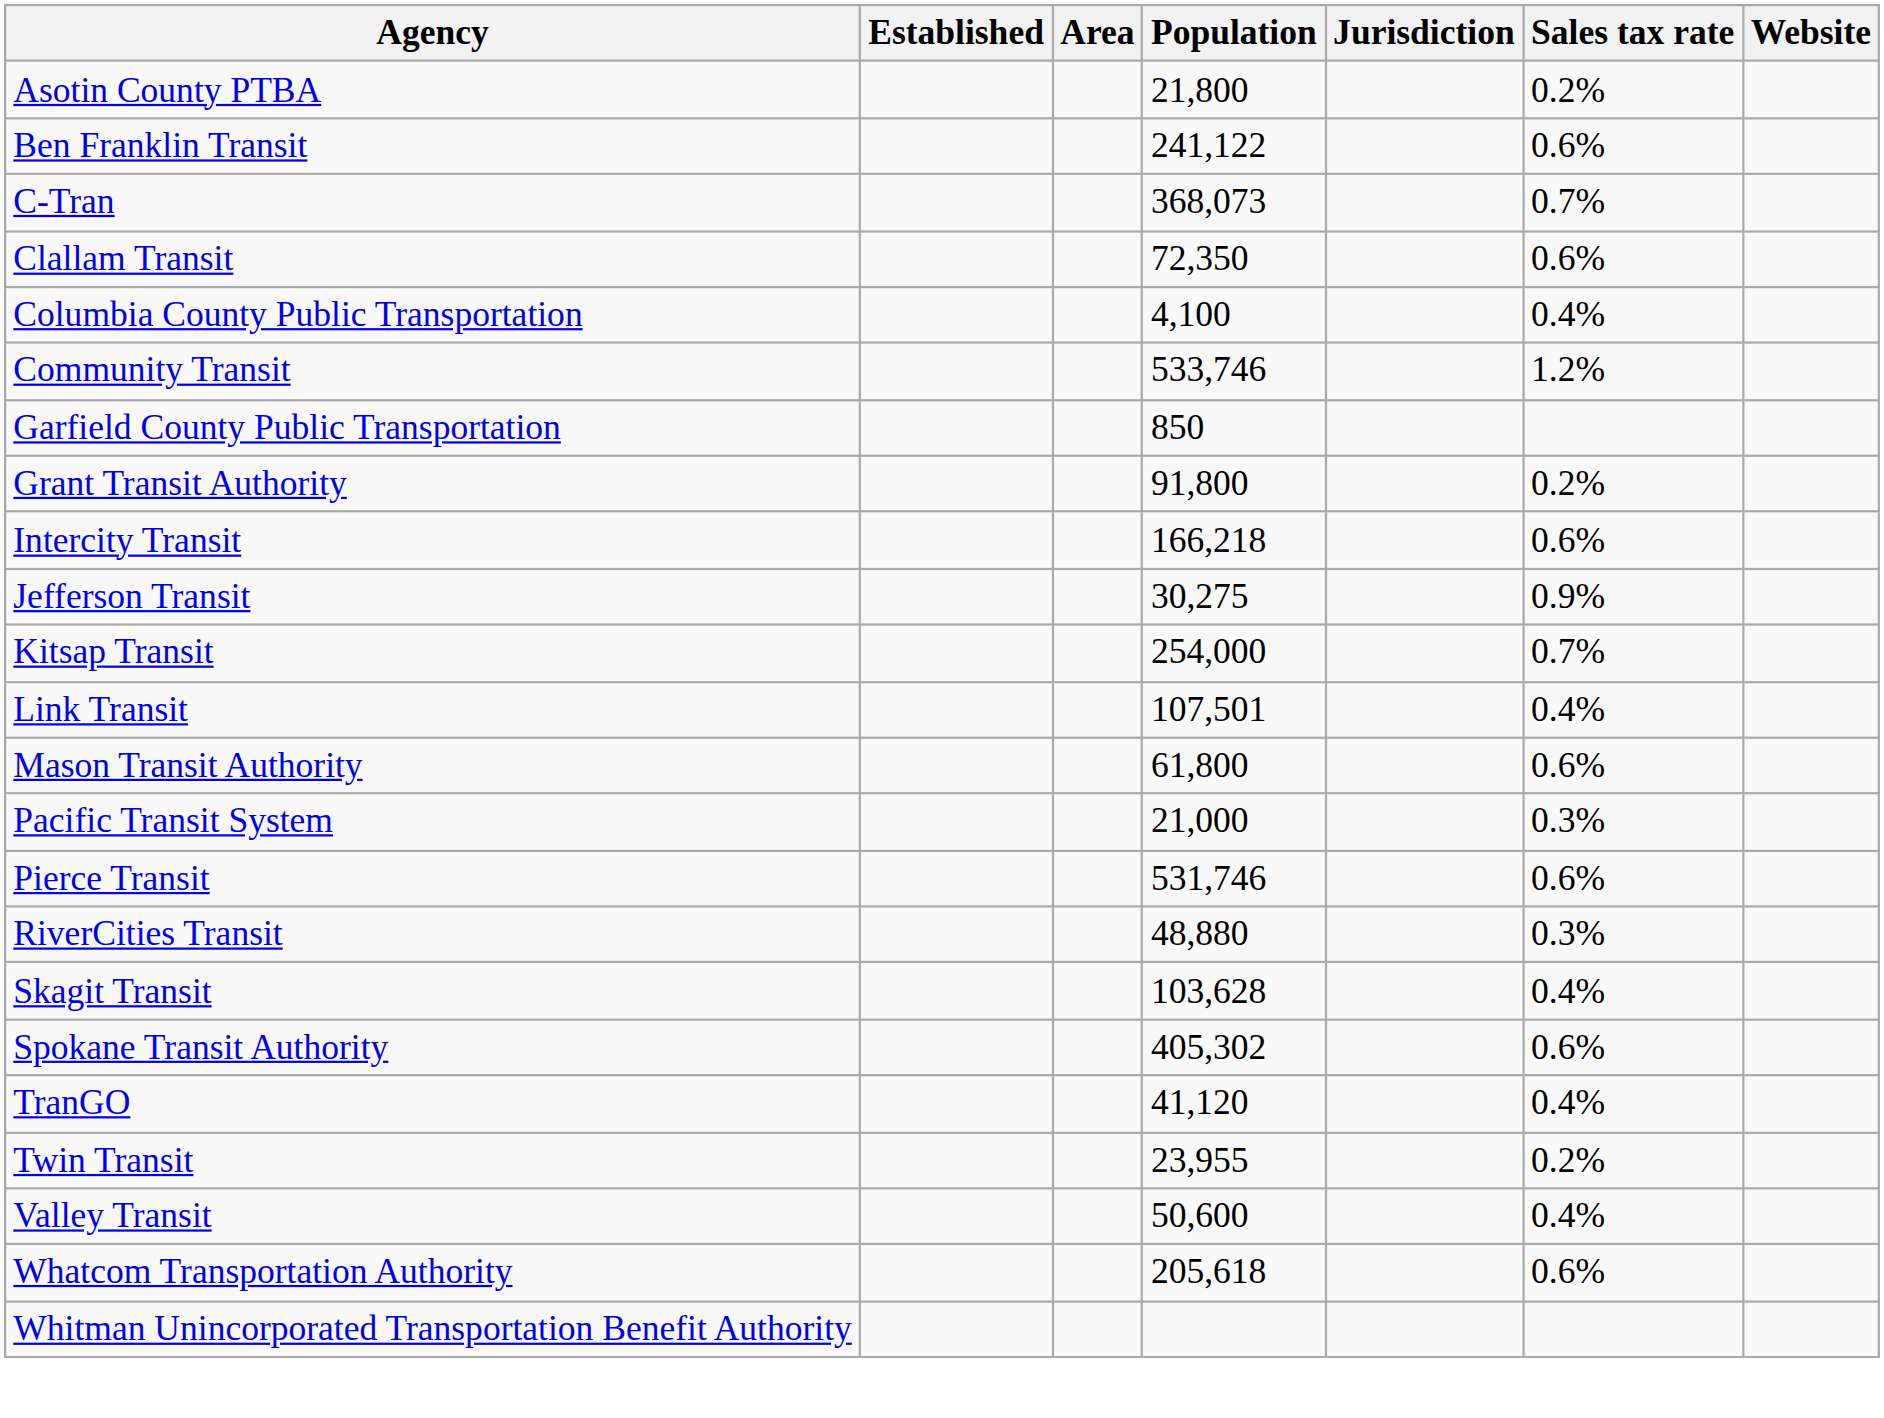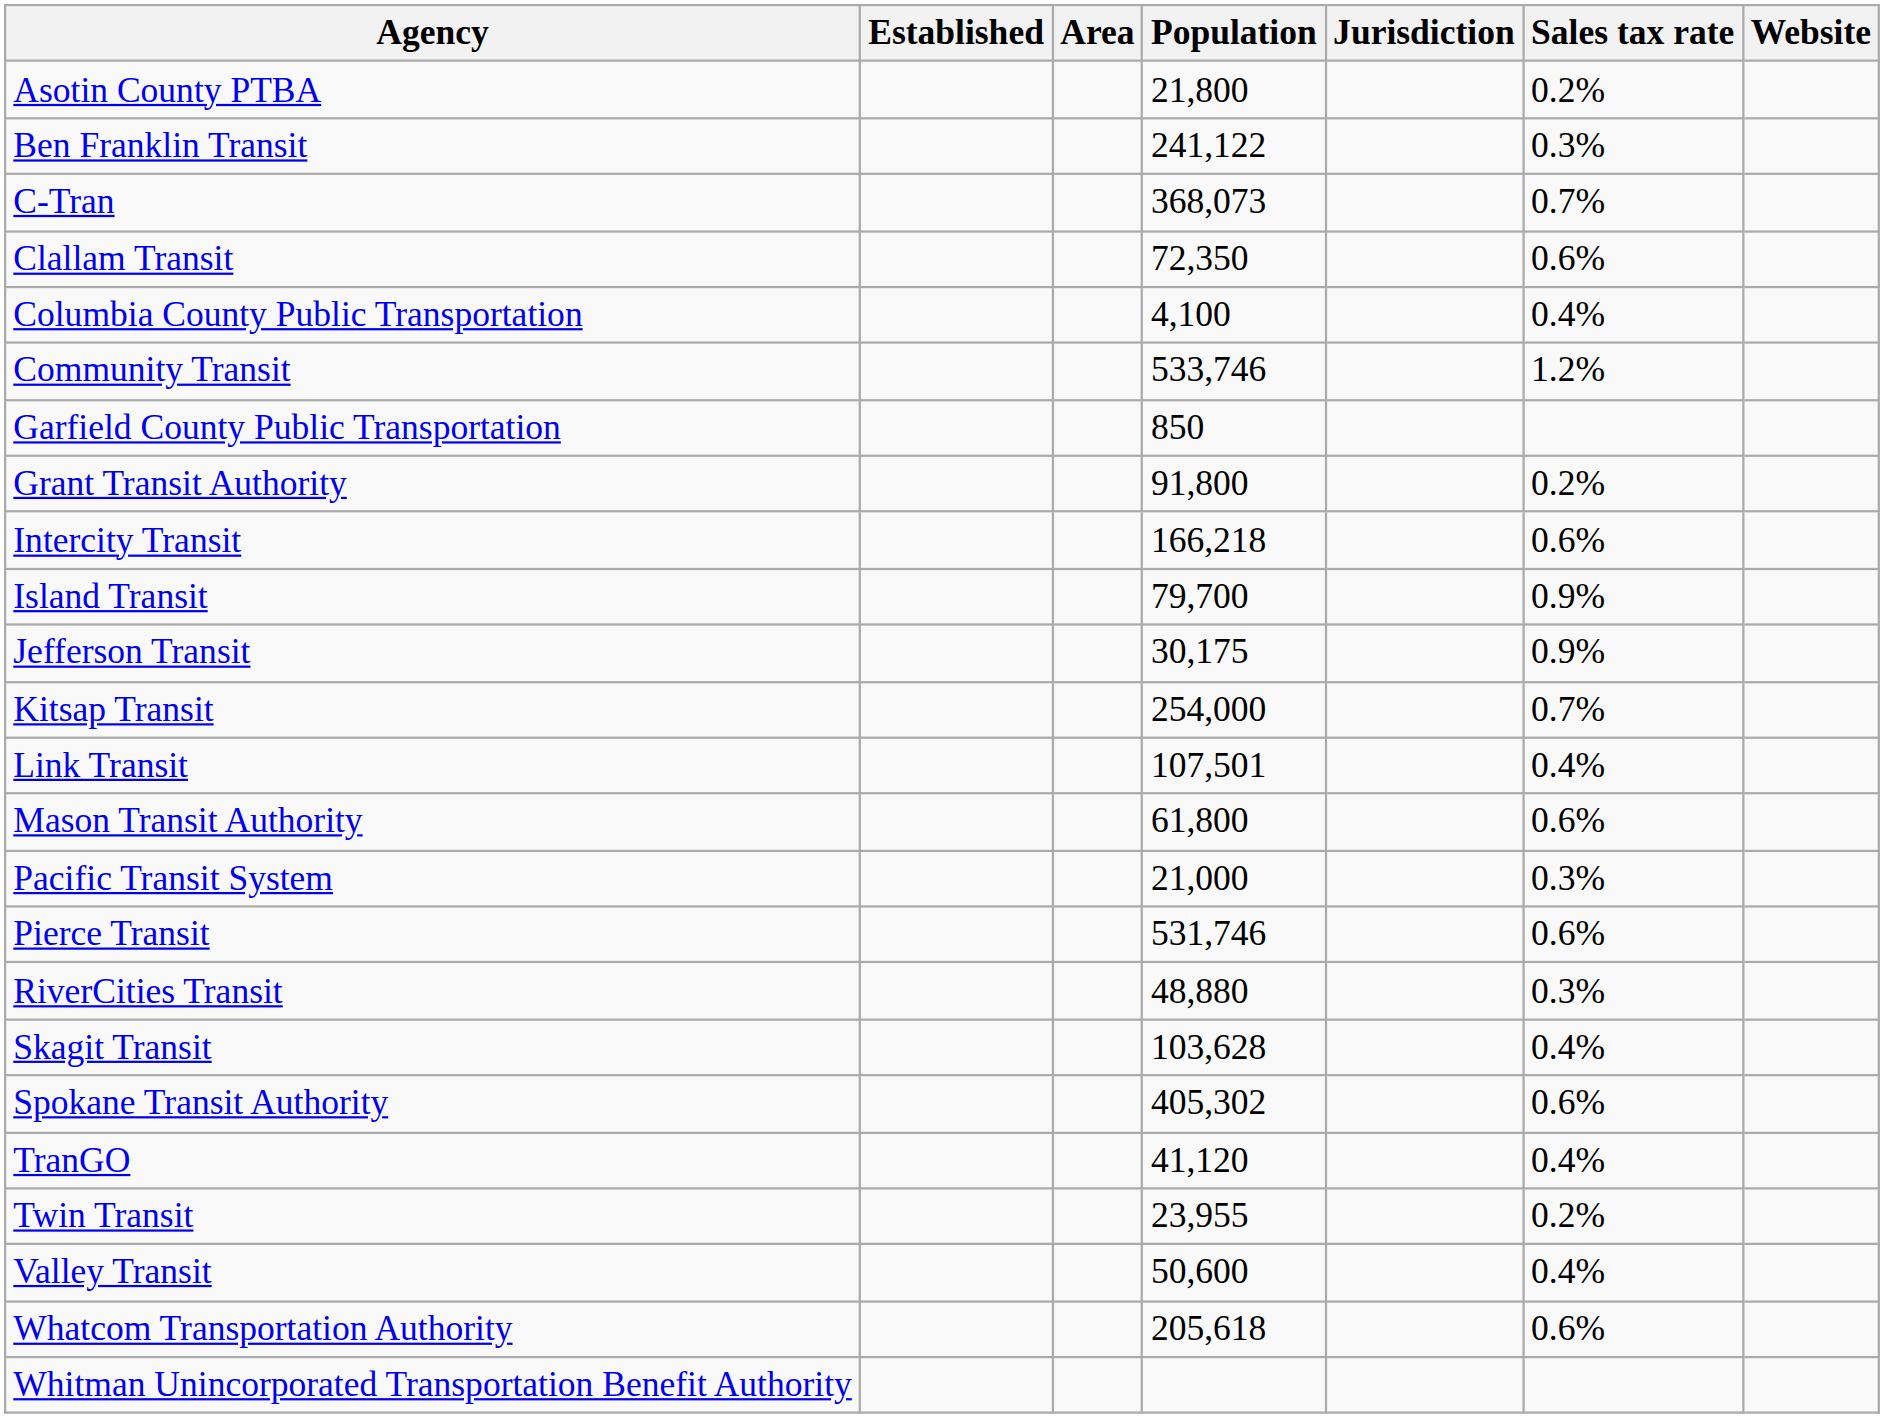(1568, 145) 0.6% -> (1568, 145) 0.3%
+ row: (111, 595)
(1200, 595) 30,275 -> (1200, 652) 30,175
